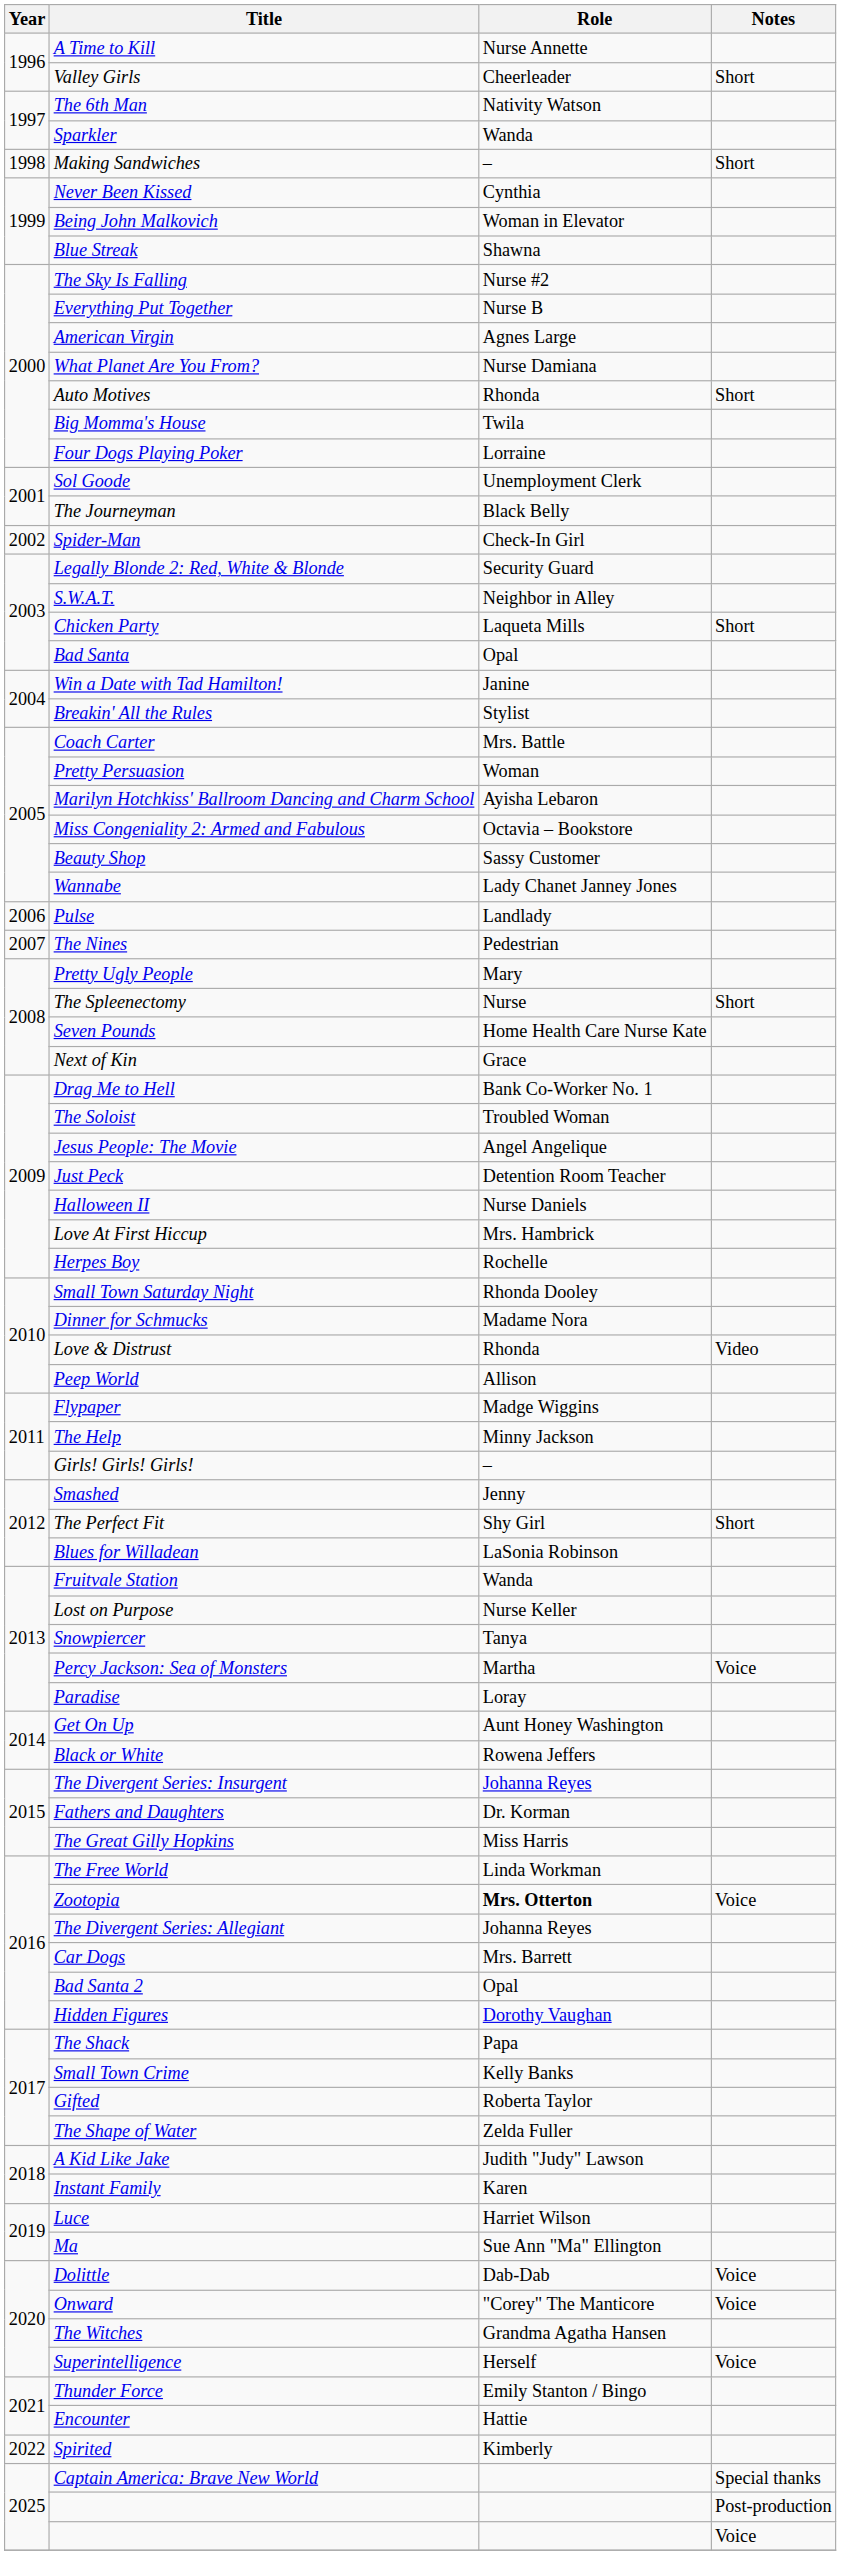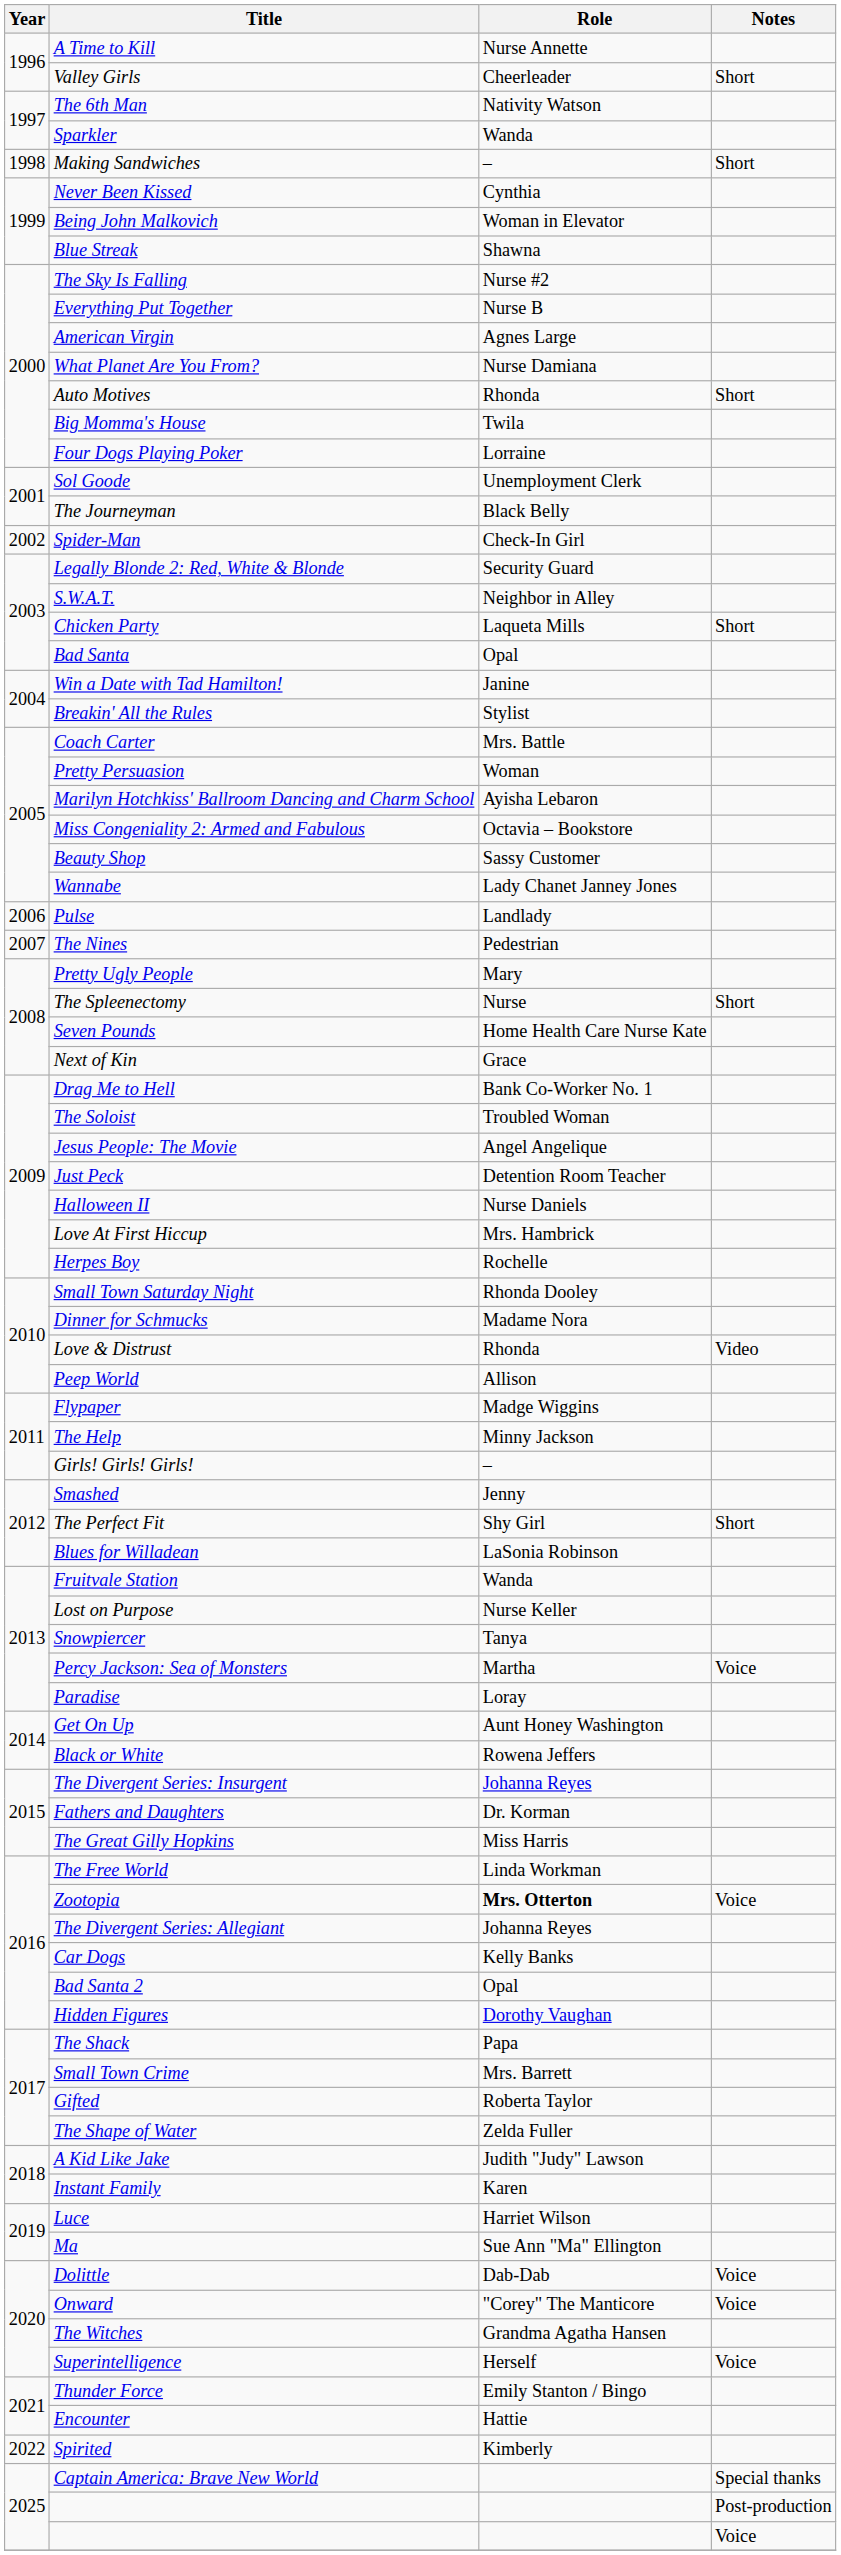(527, 1957) Mrs. Barrett -> (528, 1957) Kelly Banks
(528, 2072) Kelly Banks -> (527, 2072) Mrs. Barrett
